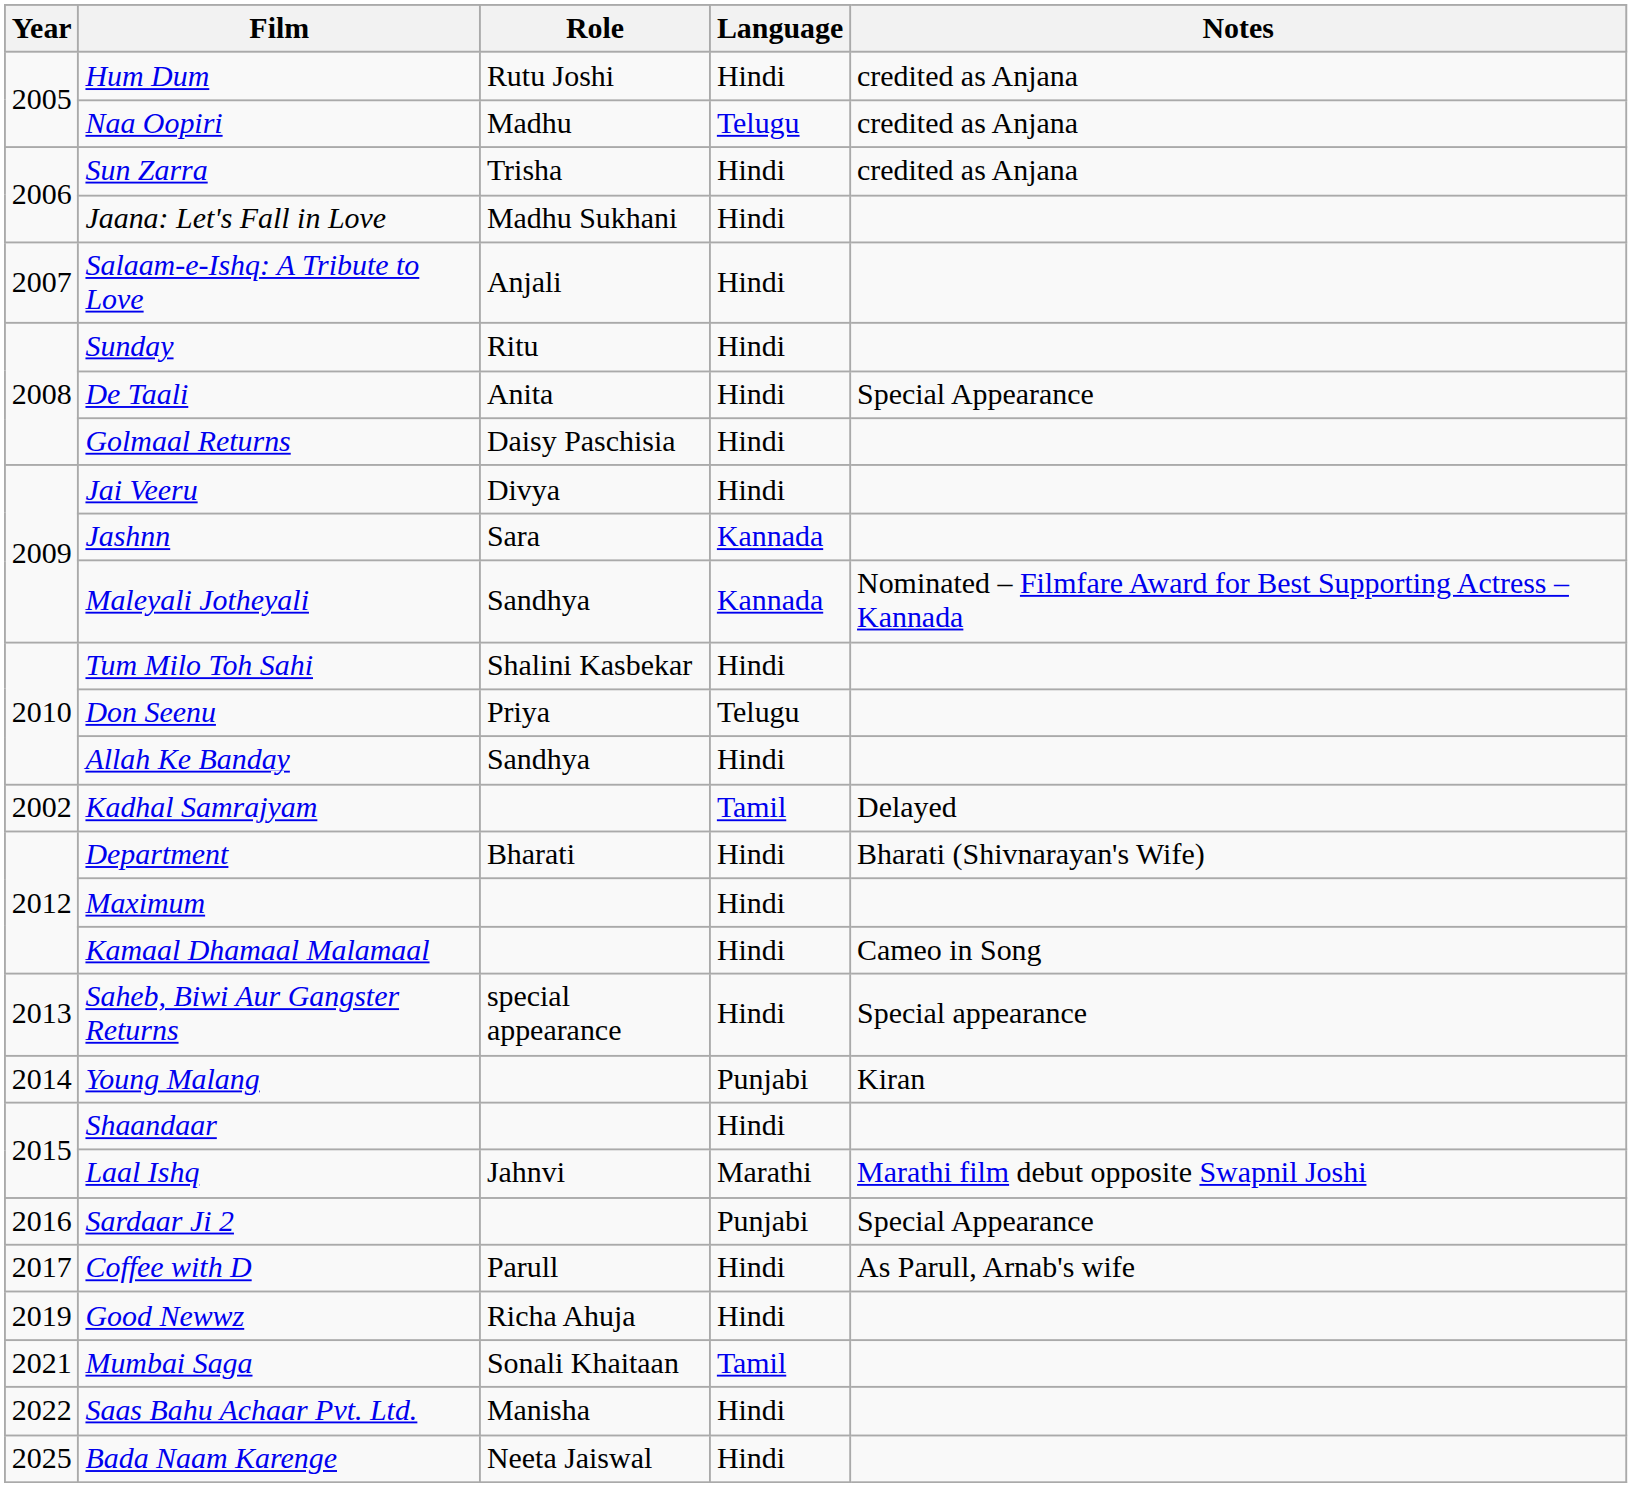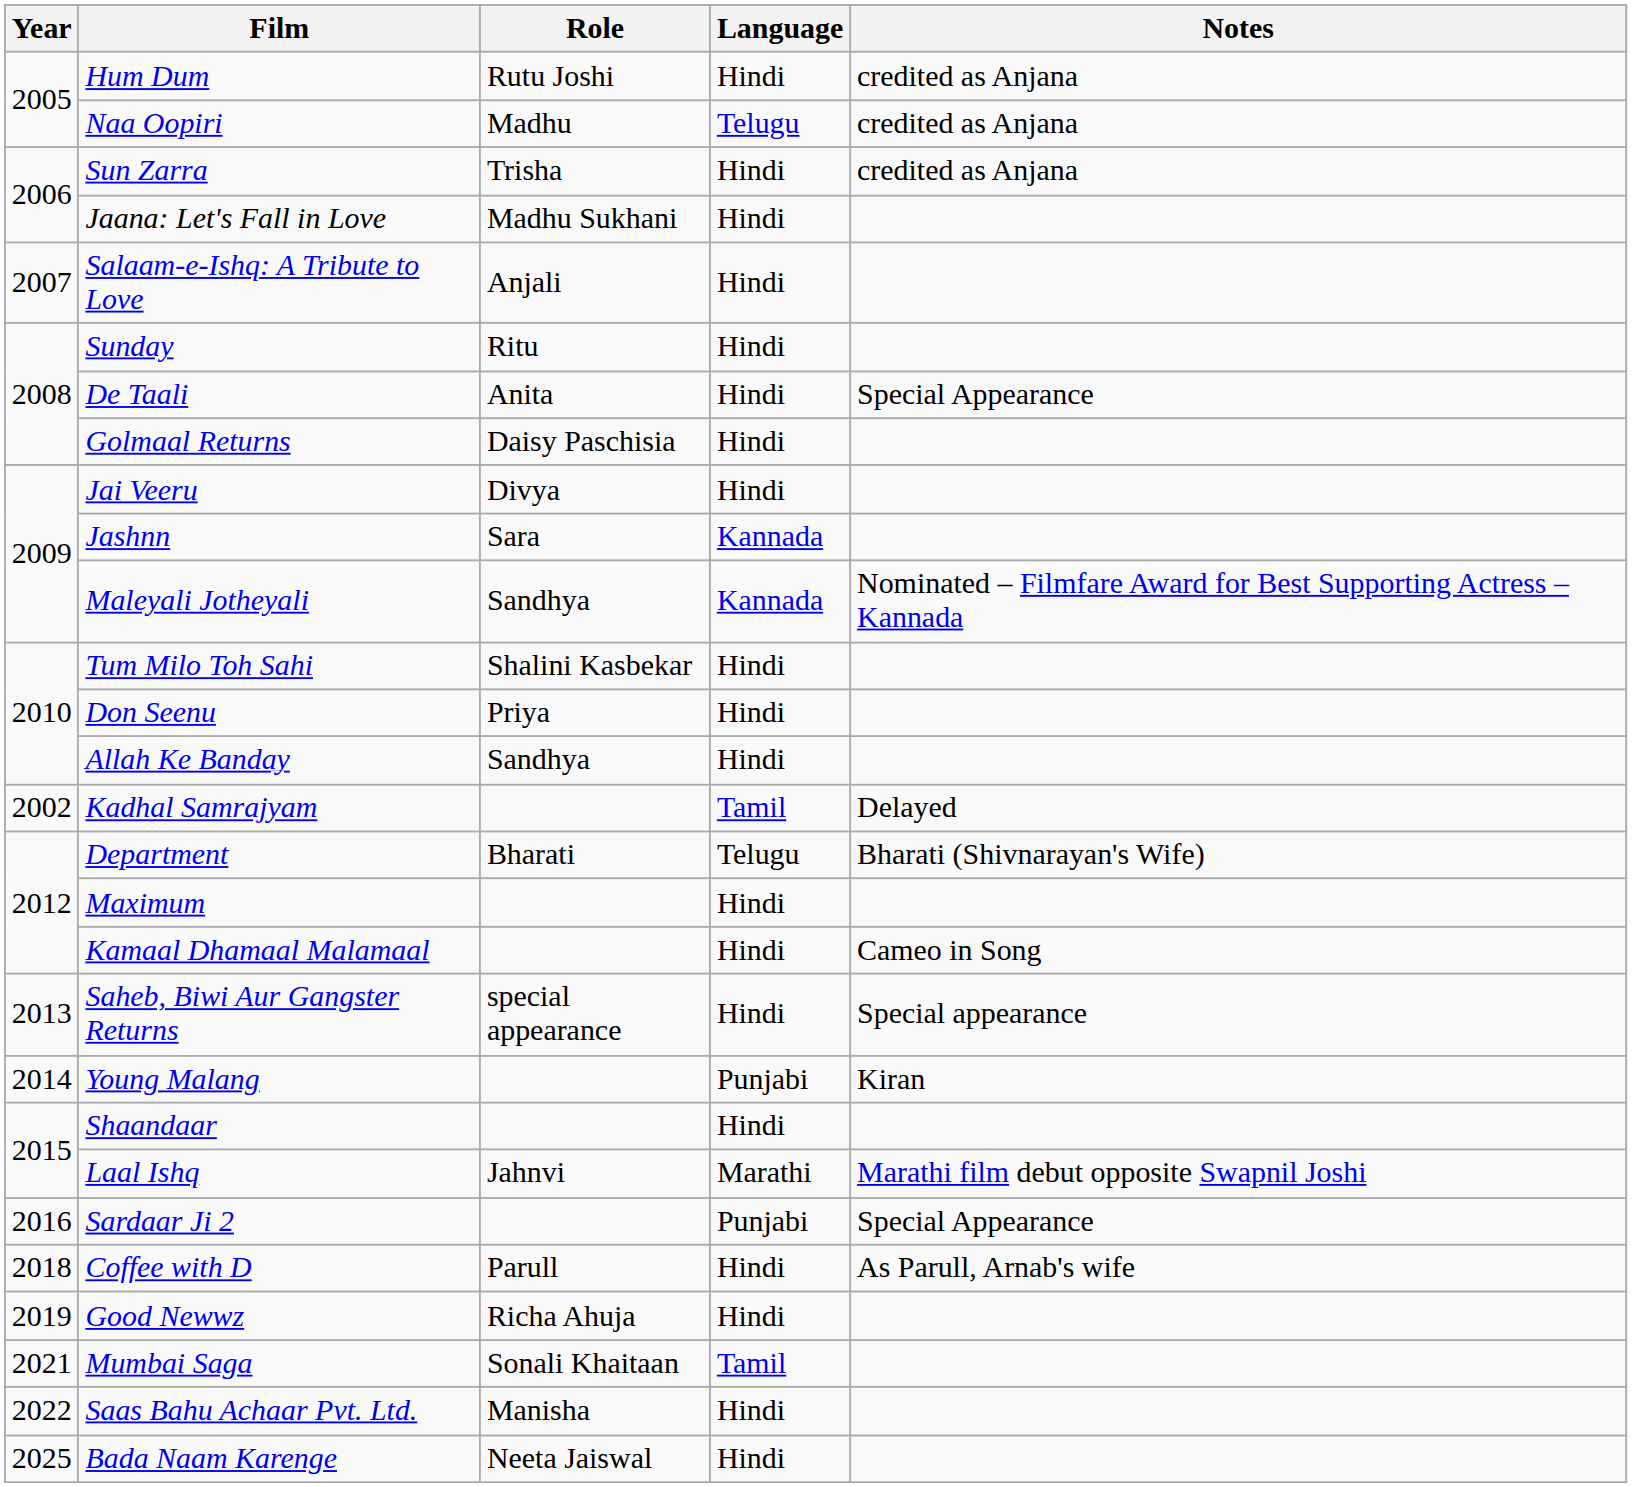(758, 712) Telugu -> (751, 712) Hindi
(751, 854) Hindi -> (758, 854) Telugu
(42, 1268) 2017 -> (42, 1268) 2018
